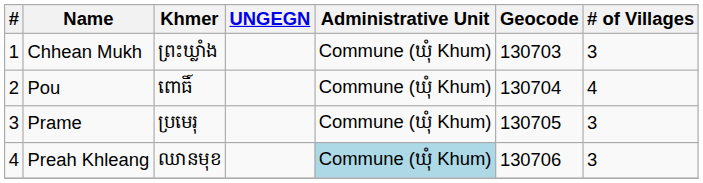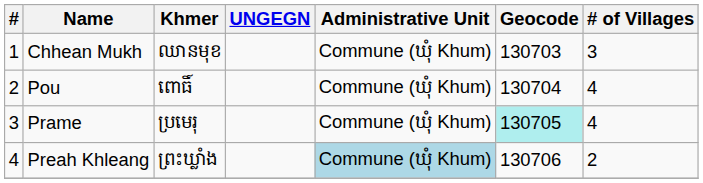(188, 50) ព្រះឃ្លាំង -> (189, 50) ឈានមុខ
(531, 123) no background -> (531, 123) paleturquoise background
(592, 123) 3 -> (592, 123) 4
(189, 158) ឈានមុខ -> (188, 158) ព្រះឃ្លាំង
(592, 159) 3 -> (592, 159) 2
